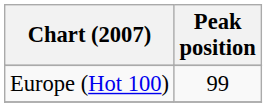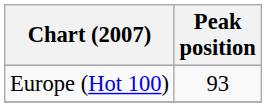(218, 83) 99 -> (218, 83) 93
